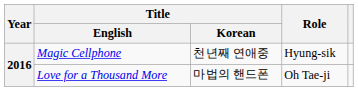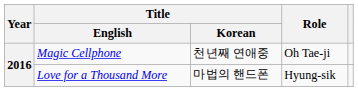(310, 53) Hyung-sik -> (307, 53) Oh Tae-ji
(307, 75) Oh Tae-ji -> (310, 75) Hyung-sik
